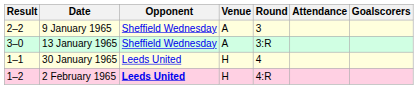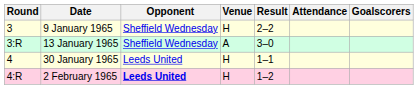columns swapped: (272, 12) <-> (22, 12)
(225, 28) A -> (226, 28) H
